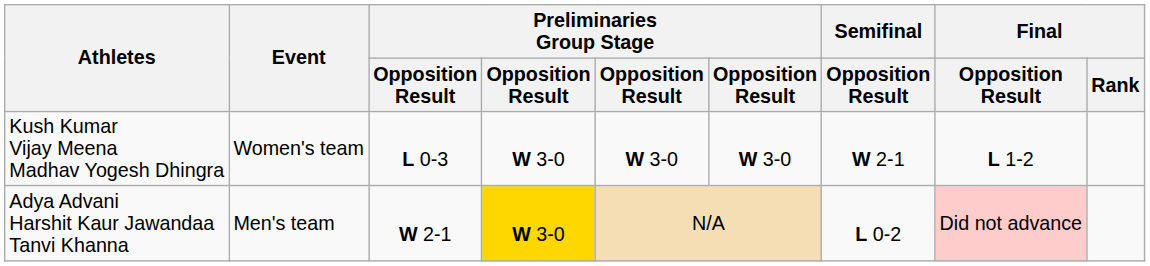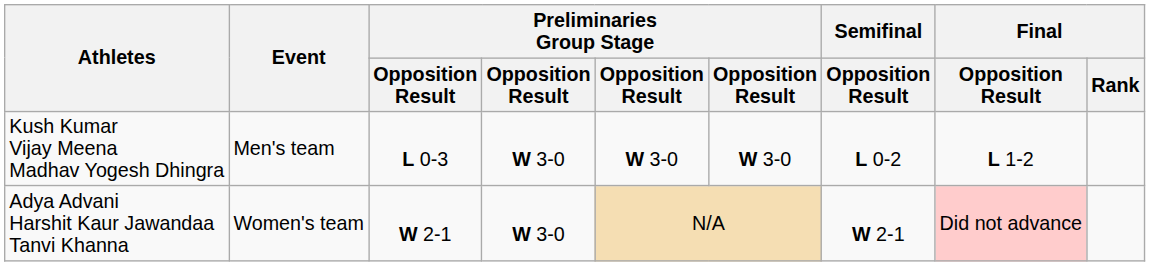(299, 149) Women's team -> (284, 149) Men's team
(878, 160) W 2-1 -> (878, 160) L 0-2
(284, 224) Men's team -> (299, 224) Women's team
(538, 235) gold background -> (538, 235) no background
(878, 235) L 0-2 -> (878, 235) W 2-1
